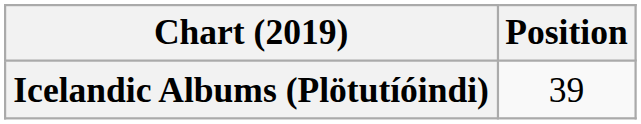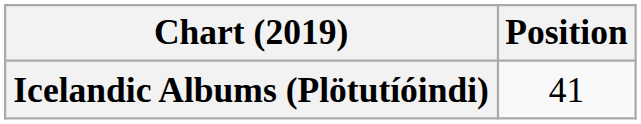(566, 88) 39 -> (566, 88) 41
